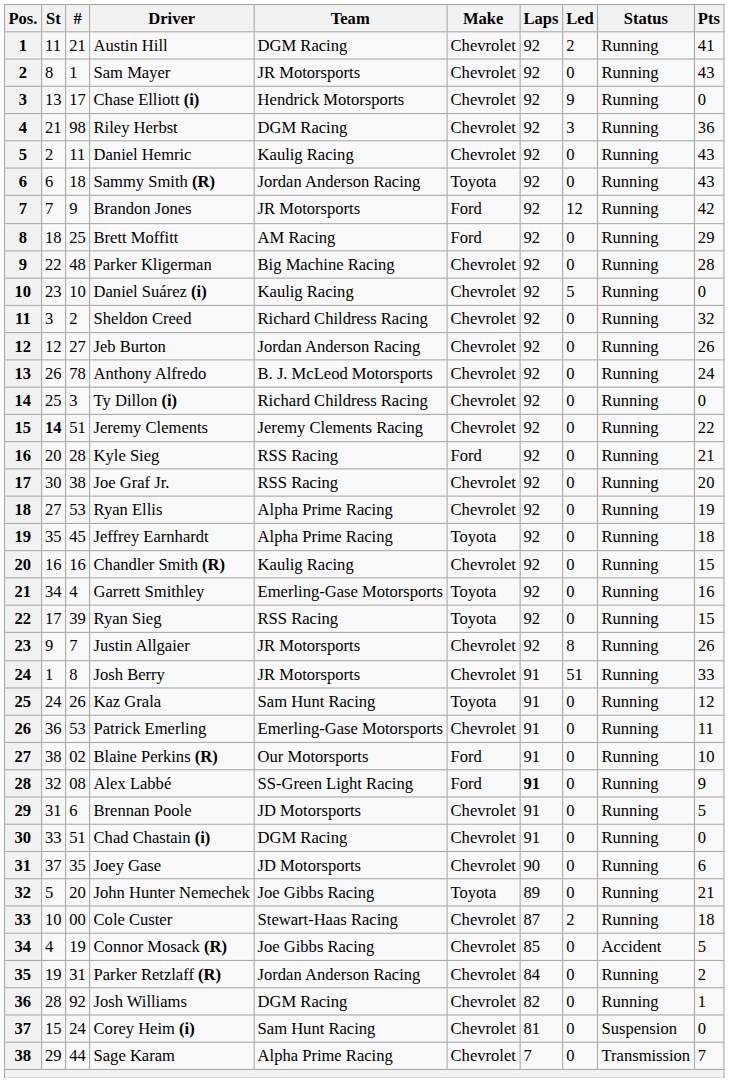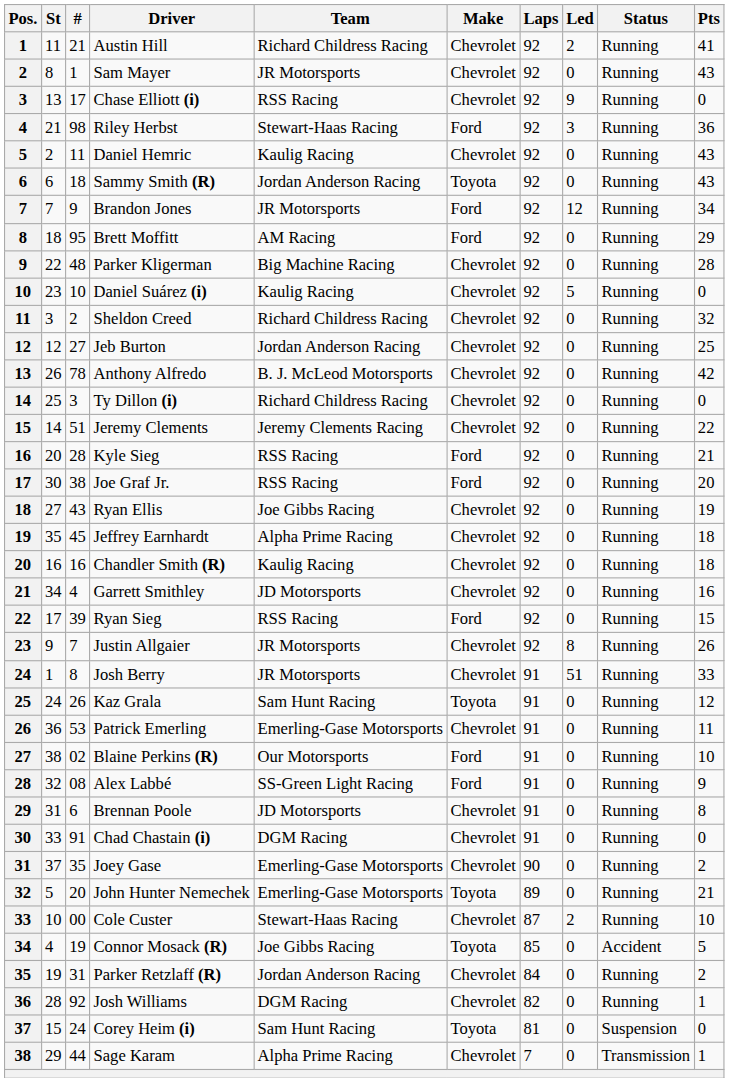(302, 45) DGM Racing -> (343, 45) Richard Childress Racing
(331, 100) Hendrick Motorsports -> (298, 100) RSS Racing
(302, 127) DGM Racing -> (328, 127) Stewart-Haas Racing
(483, 127) Chevrolet -> (466, 127) Ford
(706, 209) 42 -> (706, 209) 34
(78, 236) 25 -> (78, 236) 95
(706, 346) 26 -> (706, 346) 25
(706, 373) 24 -> (706, 373) 42
(53, 428) bold -> (53, 428) normal
(483, 482) Chevrolet -> (466, 482) Ford
(78, 510) 53 -> (78, 510) 43
(325, 510) Alpha Prime Racing -> (316, 510) Joe Gibbs Racing
(473, 537) Toyota -> (483, 537) Chevrolet
(706, 564) 15 -> (706, 564) 18
(350, 592) Emerling-Gase Motorsports -> (309, 592) JD Motorsports
(473, 592) Toyota -> (483, 592) Chevrolet
(473, 619) Toyota -> (466, 619) Ford
(532, 783) bold -> (532, 783) normal
(702, 810) 5 -> (702, 810) 8
(78, 837) 51 -> (78, 837) 91
(309, 865) JD Motorsports -> (350, 865) Emerling-Gase Motorsports
(702, 865) 6 -> (702, 865) 2
(316, 892) Joe Gibbs Racing -> (350, 892) Emerling-Gase Motorsports
(706, 919) 18 -> (706, 919) 10
(483, 947) Chevrolet -> (473, 947) Toyota
(483, 1029) Chevrolet -> (473, 1029) Toyota
(702, 1056) 7 -> (702, 1056) 1
